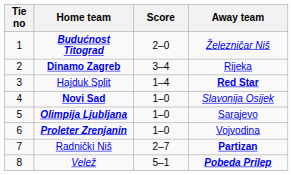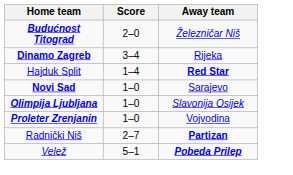- column: (19, 18)
(238, 99) Slavonija Osijek -> (208, 87) Sarajevo
(238, 115) Sarajevo -> (208, 103) Slavonija Osijek
